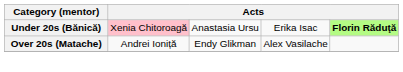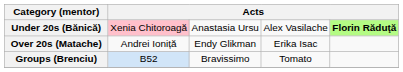(296, 28) Erika Isac -> (296, 28) Alex Vasilache
(296, 43) Alex Vasilache -> (296, 43) Erika Isac
+ row: (56, 59)
